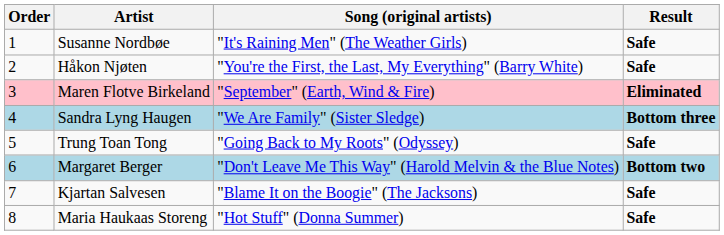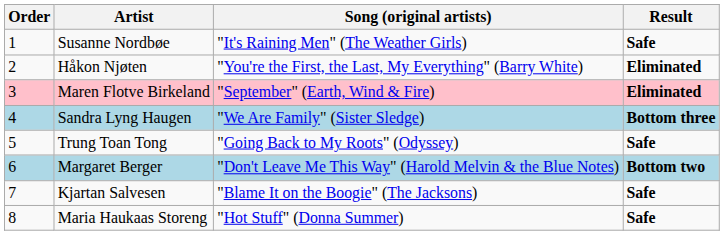(641, 67) Safe -> (664, 67) Eliminated
